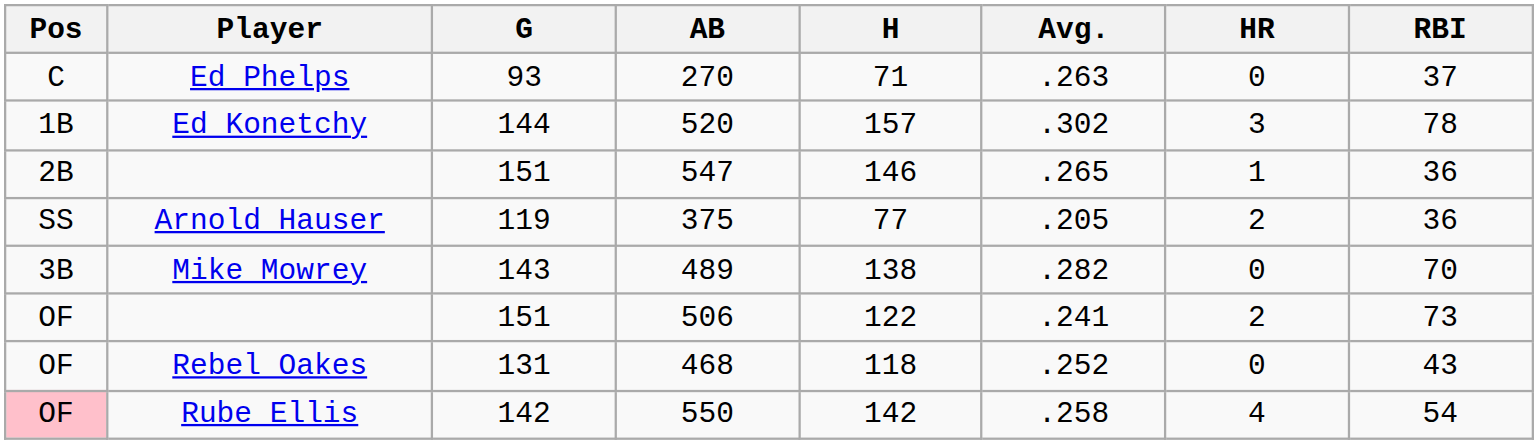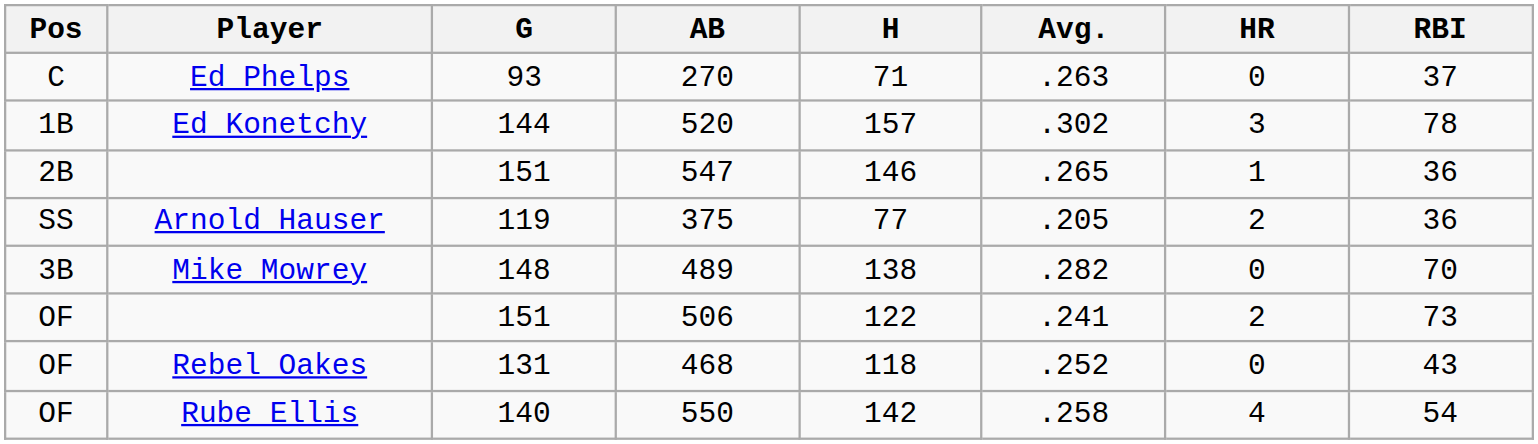(524, 270) 143 -> (524, 270) 148
(56, 414) pink background -> (56, 414) no background
(524, 414) 142 -> (524, 414) 140
